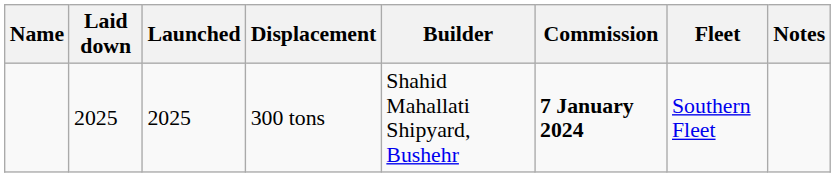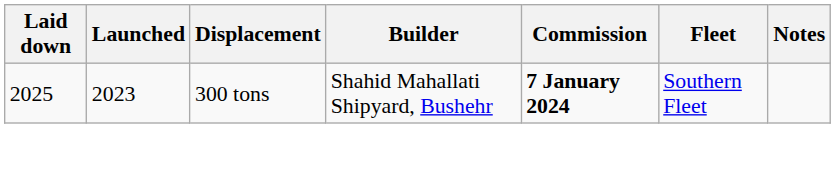- column: (37, 33)
(169, 117) 2025 -> (114, 92) 2023
